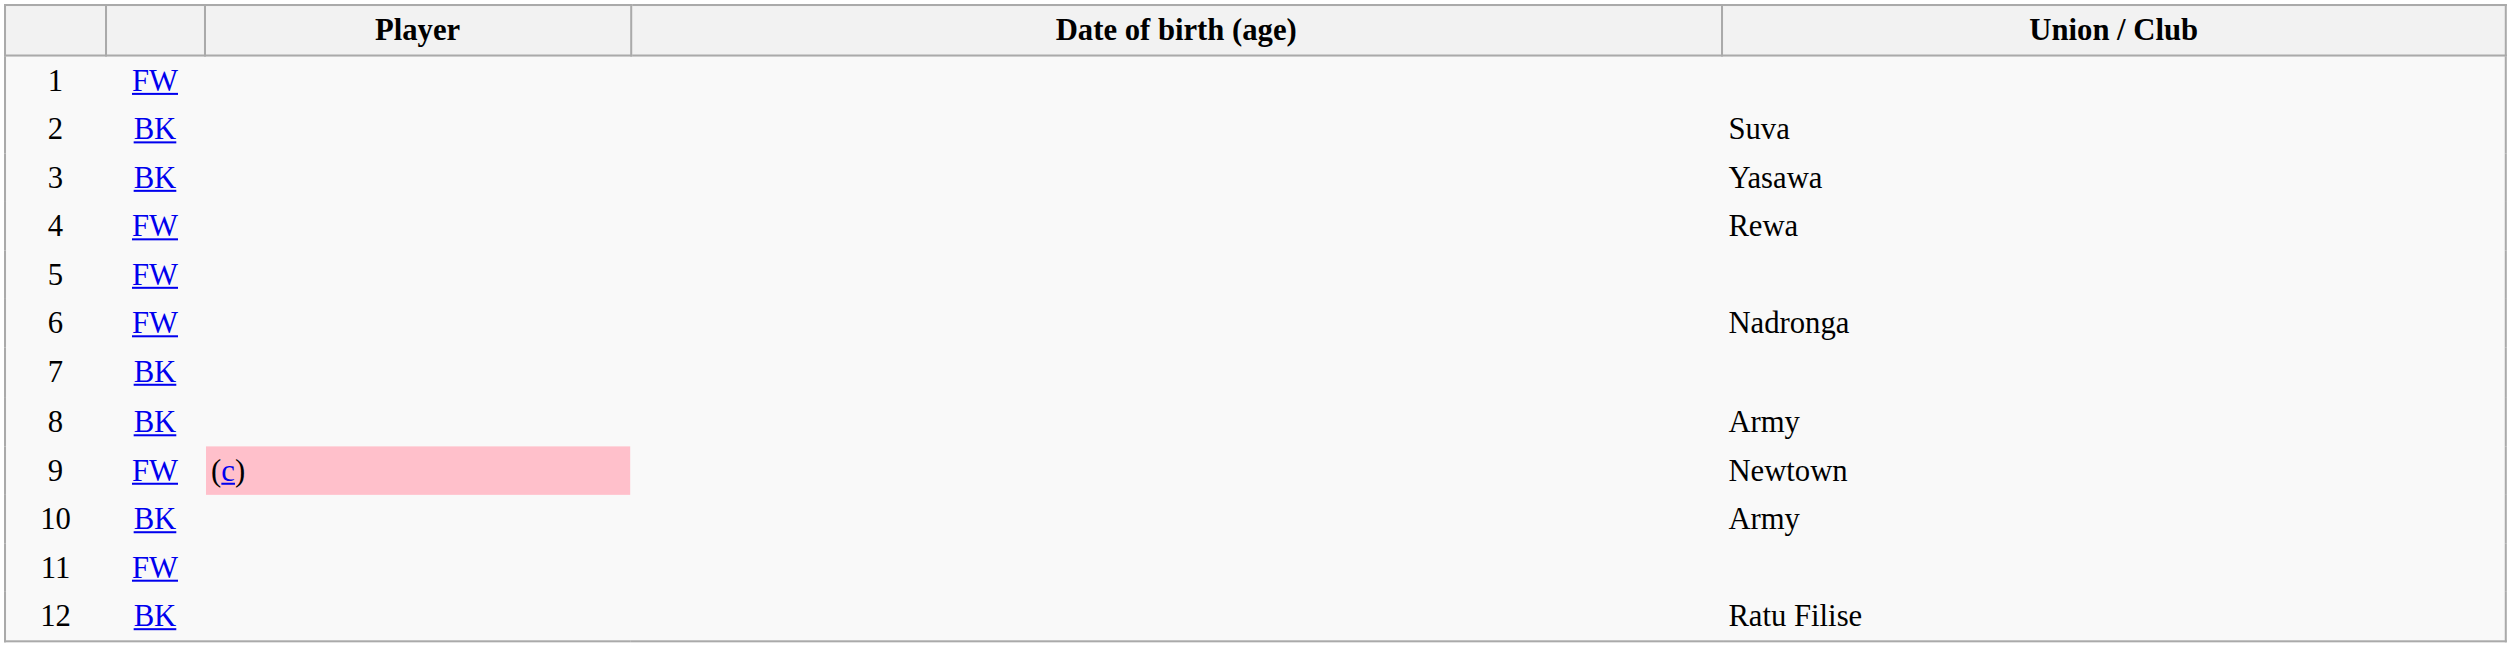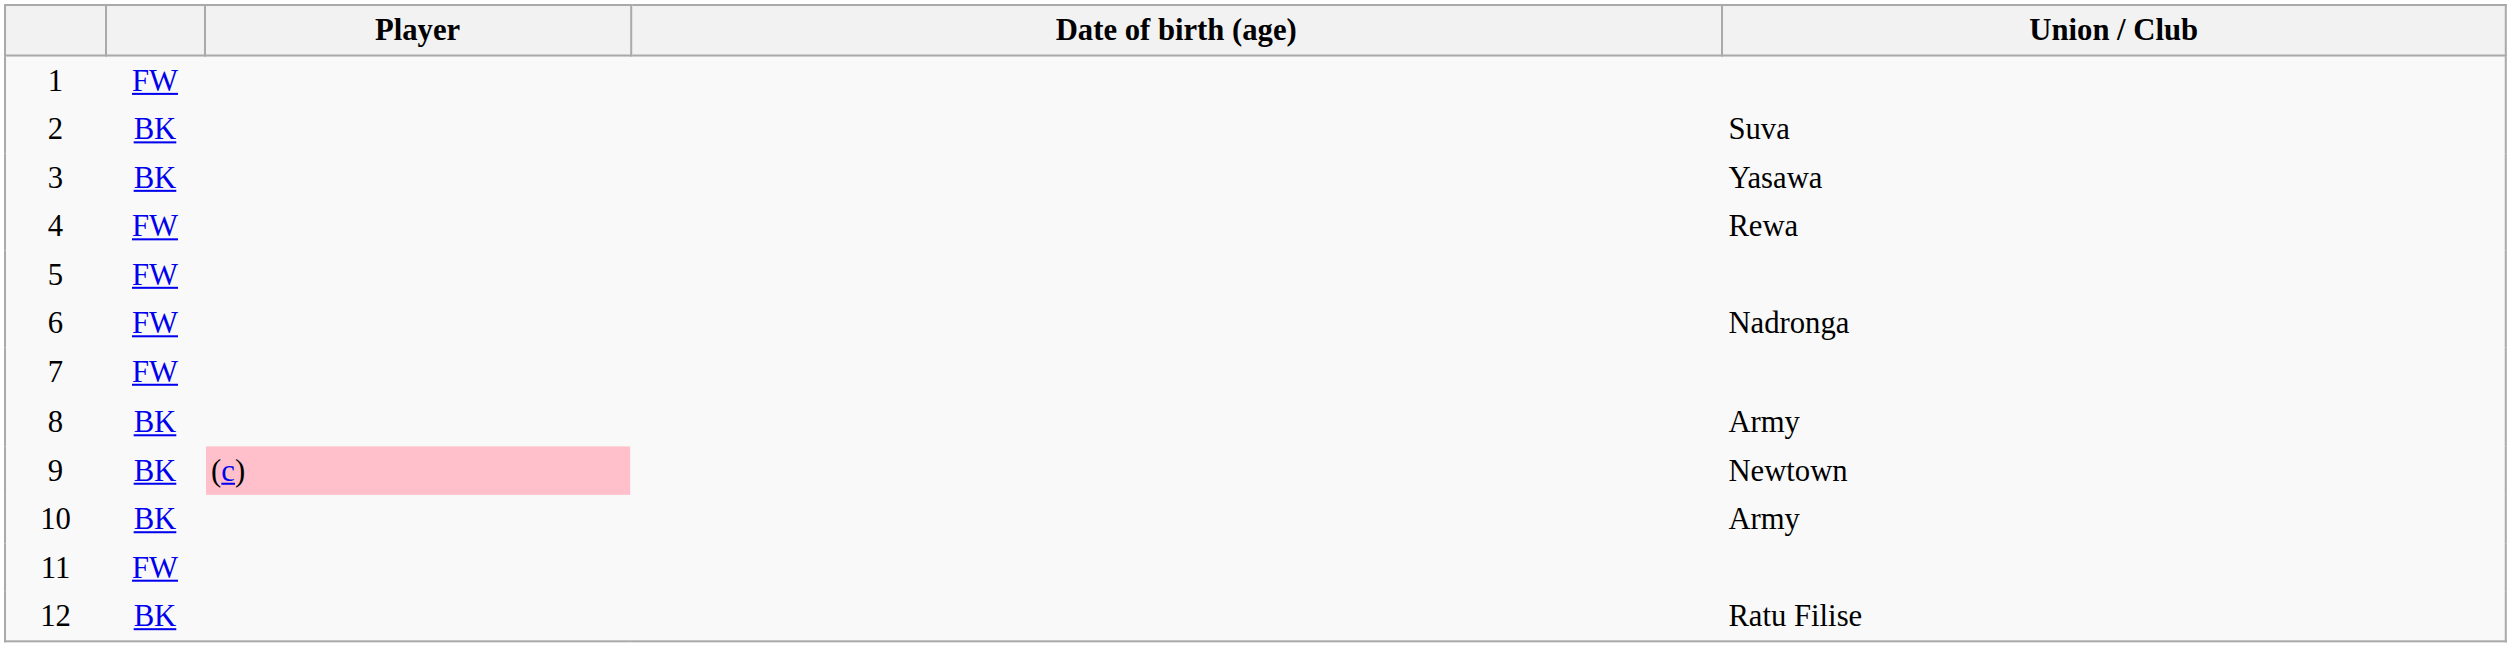(155, 372) BK -> (155, 372) FW
(155, 469) FW -> (155, 469) BK
